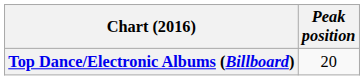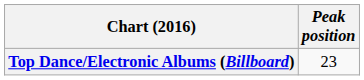(329, 61) 20 -> (329, 61) 23
